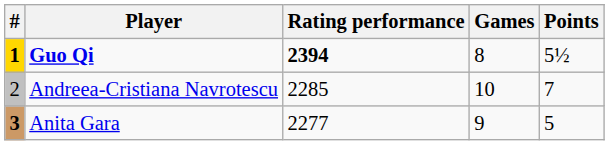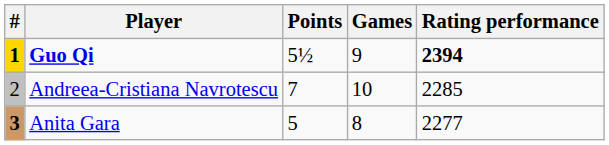columns swapped: (571, 21) <-> (376, 21)
(479, 55) 8 -> (357, 55) 9
(479, 123) 9 -> (357, 123) 8
